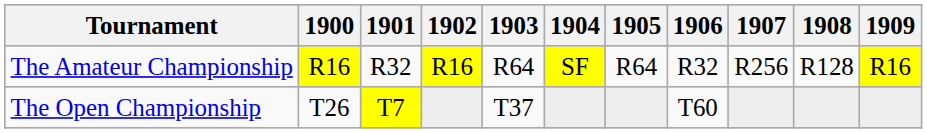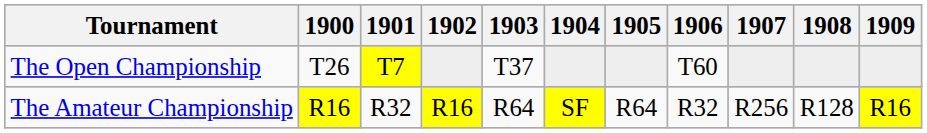rows swapped: (136, 107) <-> (152, 66)
